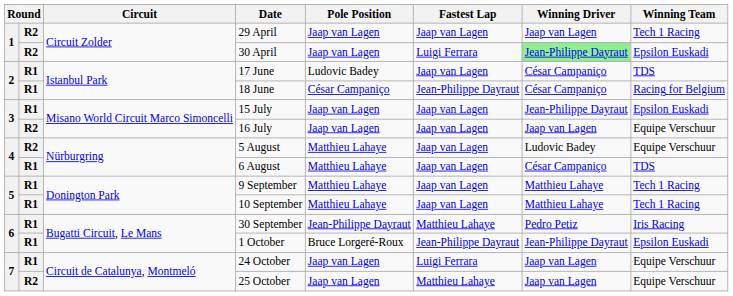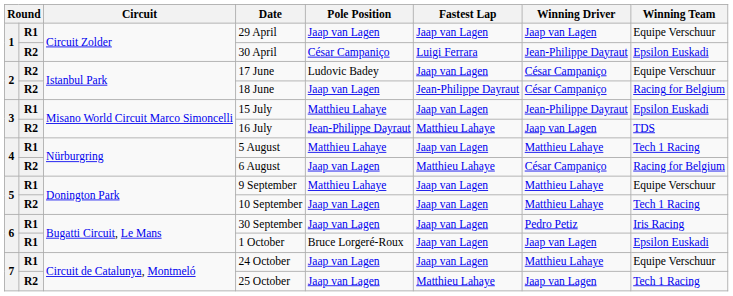(31, 32) R2 -> (31, 32) R1
(666, 32) Tech 1 Racing -> (674, 32) Equipe Verschuur
(344, 51) Jaap van Lagen -> (349, 51) César Campaniço
(576, 51) lightgreen background -> (576, 51) no background
(31, 70) R1 -> (31, 70) R2
(644, 70) TDS -> (674, 70) Equipe Verschuur
(31, 89) R1 -> (31, 89) R2
(349, 89) César Campaniço -> (344, 89) Jaap van Lagen
(344, 108) Jaap van Lagen -> (347, 108) Matthieu Lahaye
(344, 128) Jaap van Lagen -> (359, 128) Jean-Philippe Dayraut
(452, 128) Jaap van Lagen -> (456, 128) Matthieu Lahaye
(674, 128) Equipe Verschuur -> (644, 128) TDS
(31, 147) R2 -> (31, 147) R1
(560, 147) Ludovic Badey -> (564, 147) Matthieu Lahaye
(674, 147) Equipe Verschuur -> (666, 147) Tech 1 Racing
(31, 166) R1 -> (31, 166) R2
(347, 166) Matthieu Lahaye -> (344, 166) Jaap van Lagen
(452, 166) Jaap van Lagen -> (456, 166) Matthieu Lahaye
(644, 166) TDS -> (679, 166) Racing for Belgium
(666, 185) Tech 1 Racing -> (674, 185) Equipe Verschuur
(31, 204) R1 -> (31, 204) R2
(347, 204) Matthieu Lahaye -> (344, 204) Jaap van Lagen
(359, 223) Jean-Philippe Dayraut -> (344, 223) Jaap van Lagen
(456, 223) Matthieu Lahaye -> (452, 223) Jaap van Lagen
(468, 242) Jean-Philippe Dayraut -> (452, 242) Jaap van Lagen
(576, 242) Jean-Philippe Dayraut -> (561, 242) Jaap van Lagen
(447, 261) Luigi Ferrara -> (452, 261) Jaap van Lagen
(561, 261) Jaap van Lagen -> (564, 261) Matthieu Lahaye
(674, 280) Equipe Verschuur -> (666, 280) Tech 1 Racing
